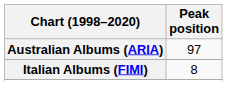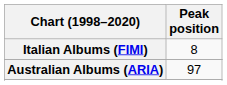rows swapped: (85, 49) <-> (85, 69)
